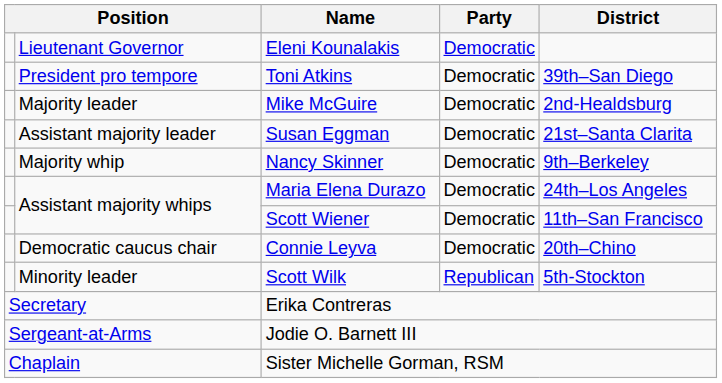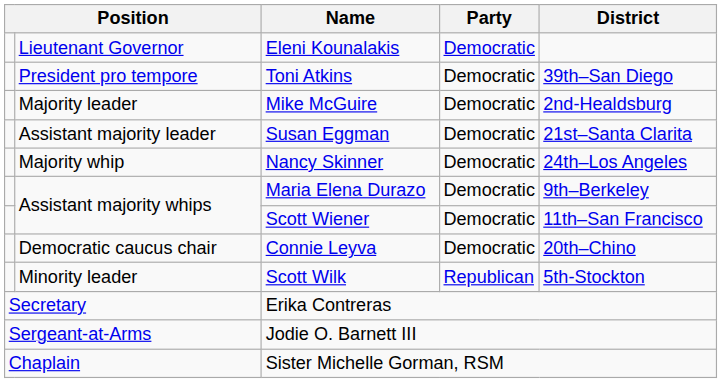(596, 162) 9th–Berkeley -> (615, 162) 24th–Los Angeles
(615, 190) 24th–Los Angeles -> (596, 190) 9th–Berkeley
